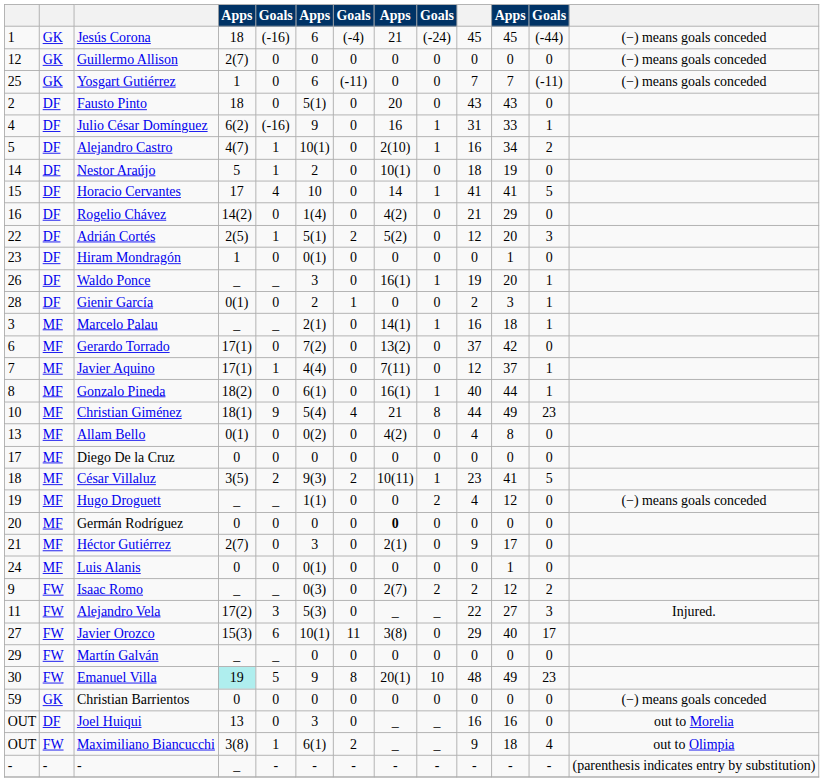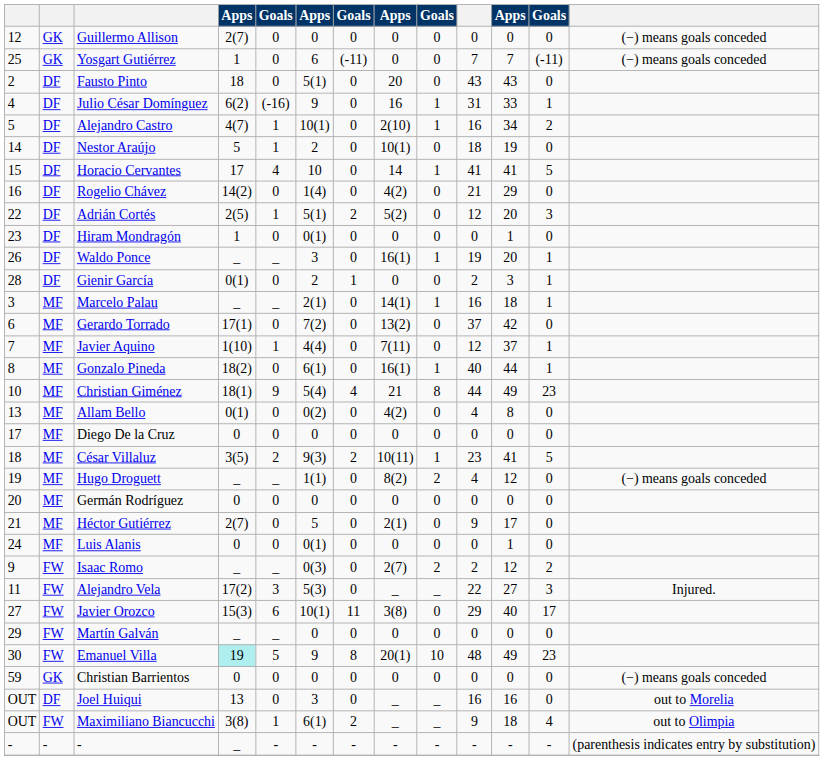- row: (114, 37)
(237, 368) 17(1) -> (237, 346) 1(10)
(395, 501) 0 -> (395, 479) 8(2)
(395, 523) bold -> (395, 501) normal
(315, 545) 3 -> (315, 523) 5
